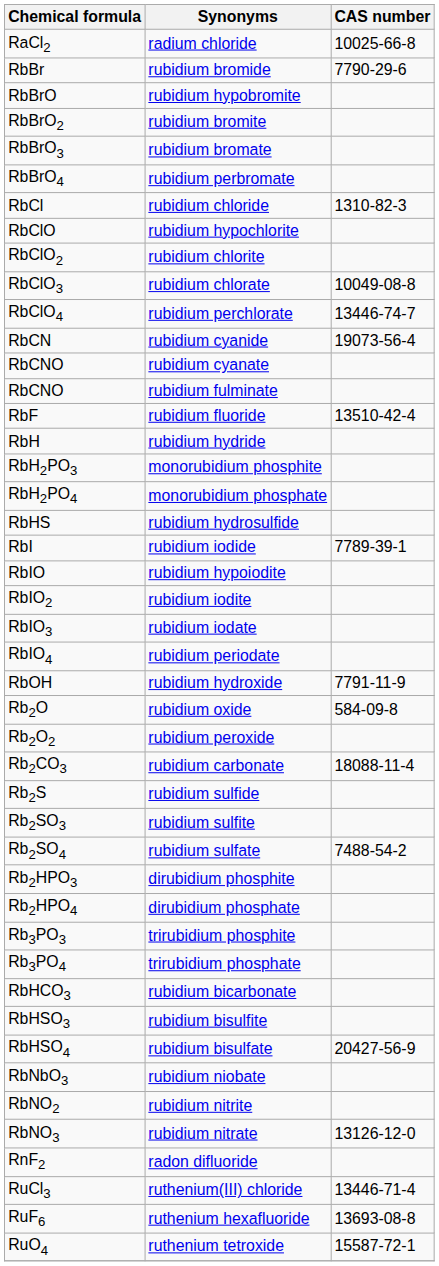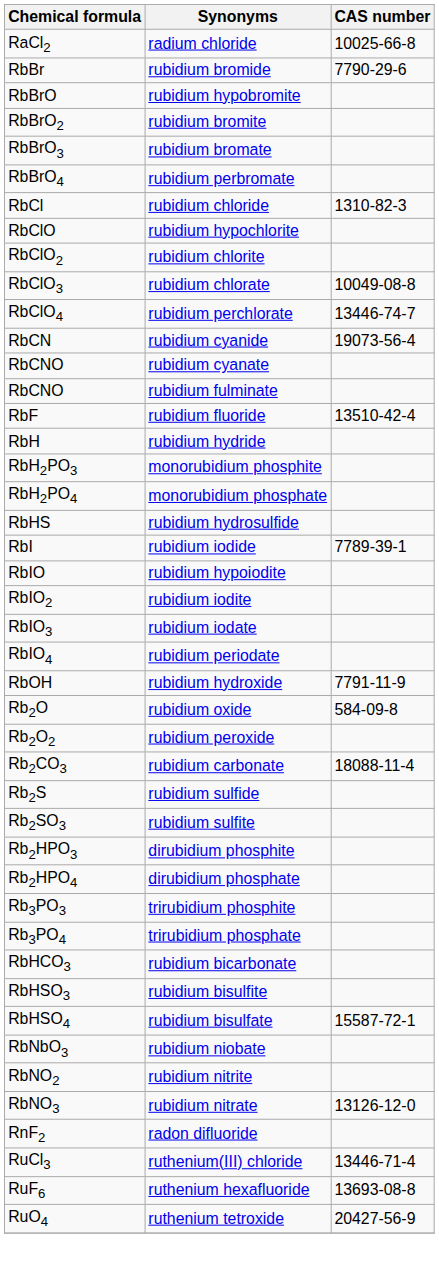- row: (204, 851)
(375, 1048) 20427-56-9 -> (375, 1020) 15587-72-1
(375, 1246) 15587-72-1 -> (375, 1218) 20427-56-9
